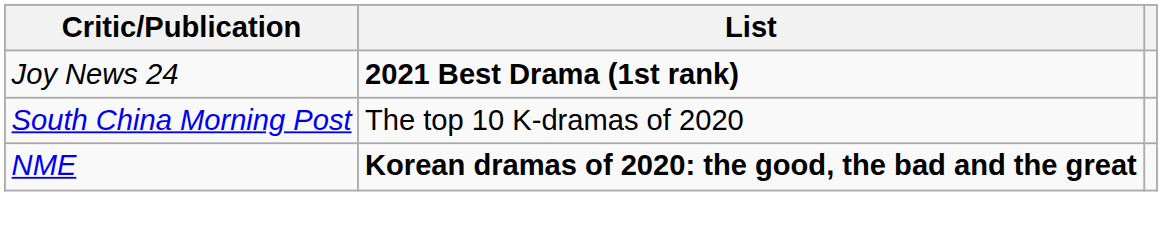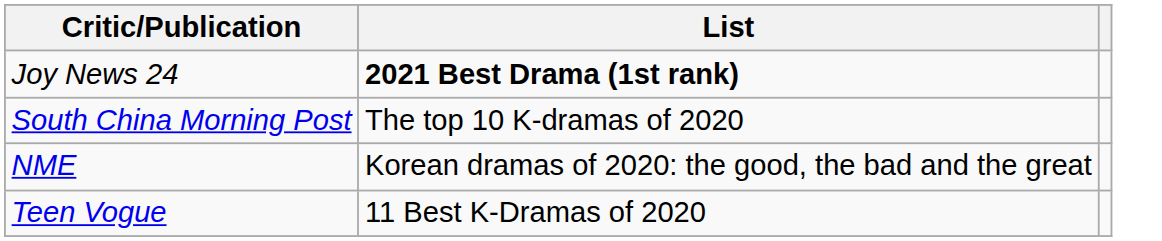(751, 166) bold -> (728, 166) normal
+ row: (89, 212)
